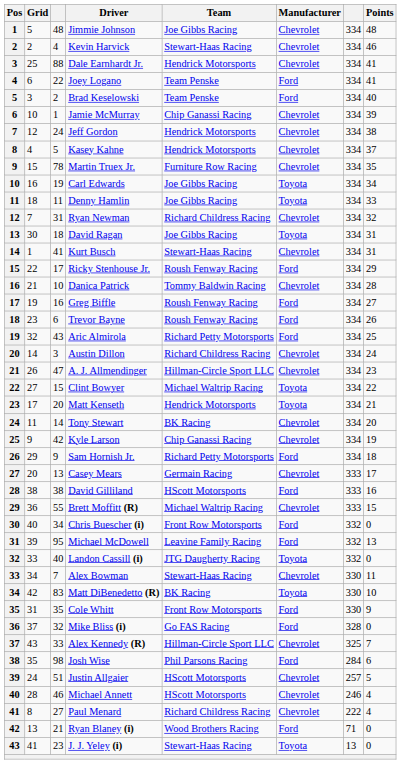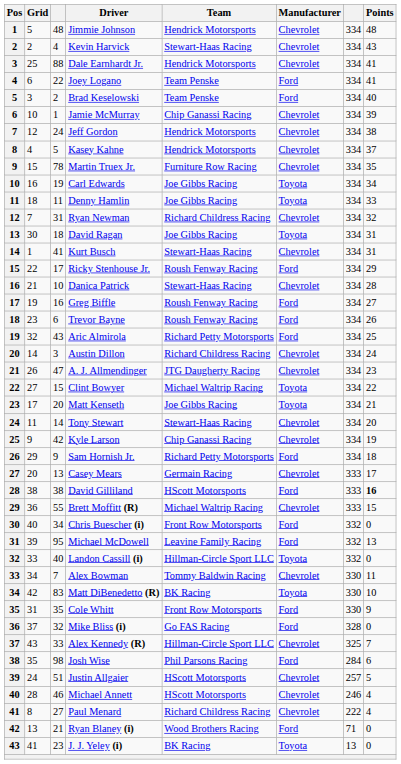(201, 30) Joe Gibbs Racing -> (210, 30) Hendrick Motorsports
(371, 47) 46 -> (371, 47) 43
(215, 285) Tommy Baldwin Racing -> (208, 285) Stewart-Haas Racing
(219, 371) Hillman-Circle Sport LLC -> (212, 371) JTG Daugherty Racing
(210, 405) Hendrick Motorsports -> (201, 405) Joe Gibbs Racing
(187, 422) BK Racing -> (208, 422) Stewart-Haas Racing
(371, 490) normal -> (371, 490) bold
(212, 558) JTG Daugherty Racing -> (219, 558) Hillman-Circle Sport LLC
(208, 575) Stewart-Haas Racing -> (215, 575) Tommy Baldwin Racing
(208, 746) Stewart-Haas Racing -> (187, 746) BK Racing
